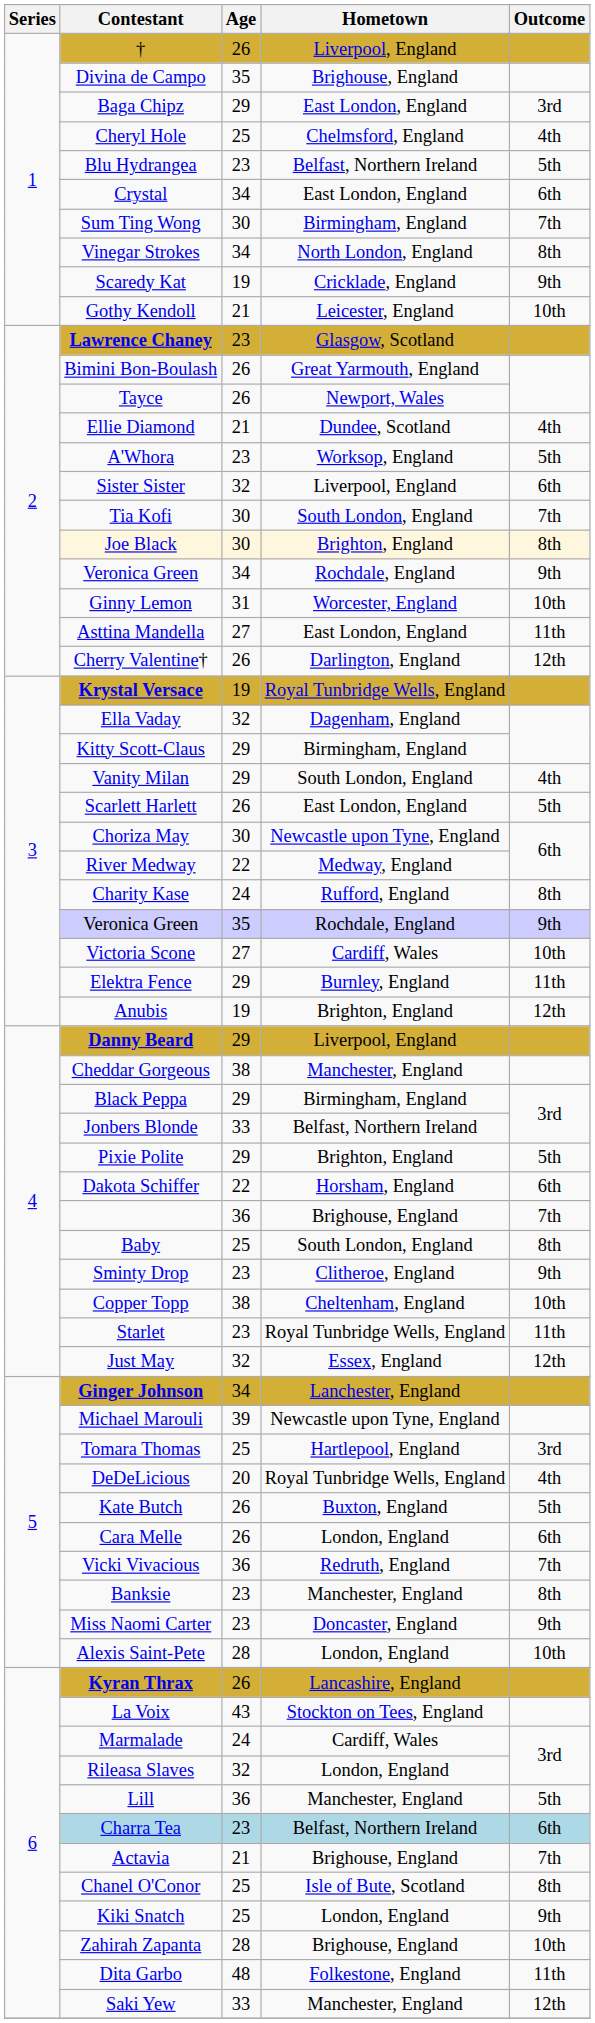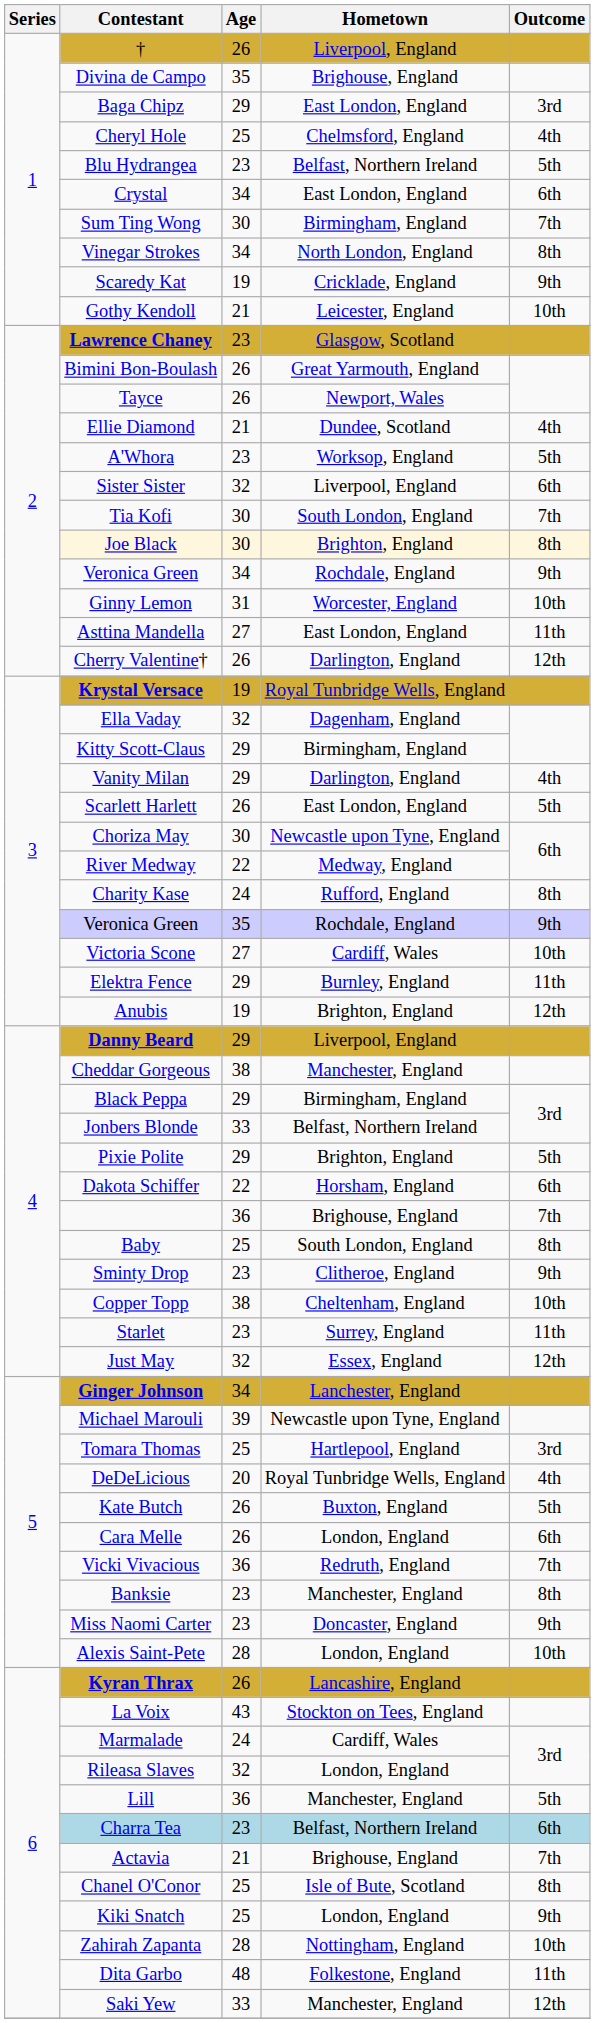(385, 777) South London, England -> (385, 777) Darlington, England
(385, 1332) Royal Tunbridge Wells, England -> (385, 1332) Surrey, England
(385, 1945) Brighouse, England -> (385, 1945) Nottingham, England
